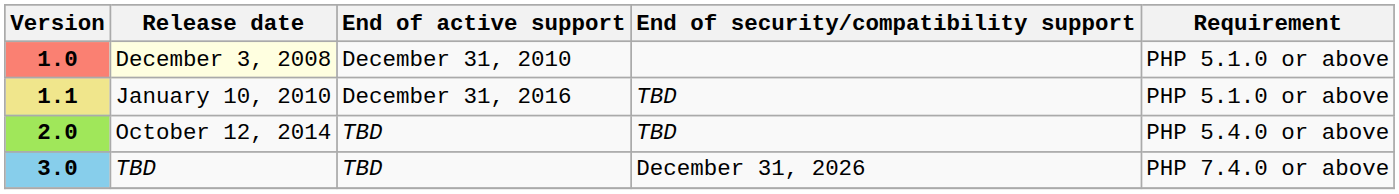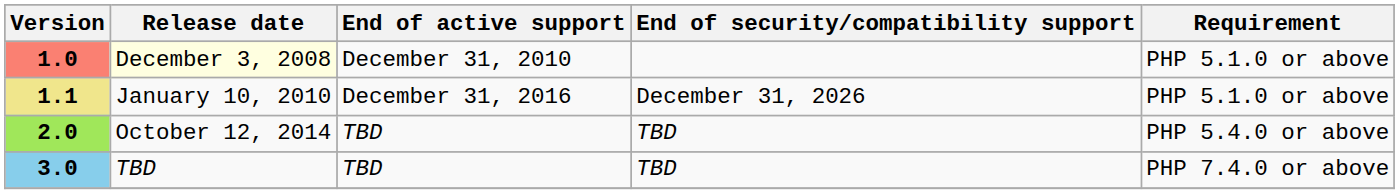(656, 97) TBD -> (751, 97) December 31, 2026
(751, 170) December 31, 2026 -> (656, 170) TBD
